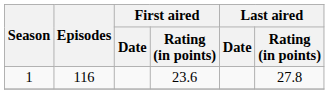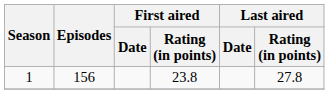(84, 77) 116 -> (84, 77) 156
(185, 77) 23.6 -> (185, 77) 23.8
